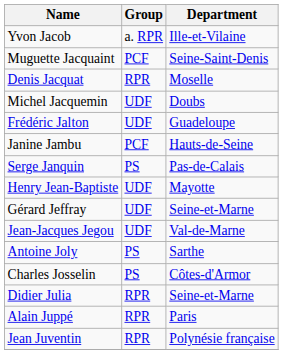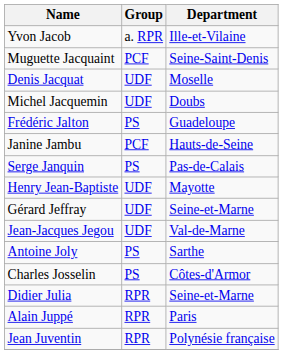(137, 79) RPR -> (138, 79) UDF
(138, 123) UDF -> (132, 123) PS
